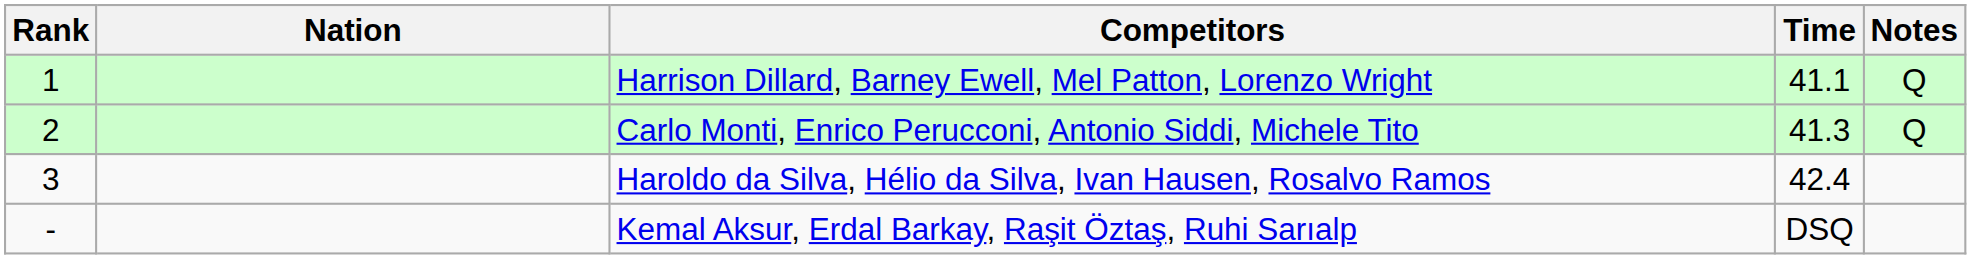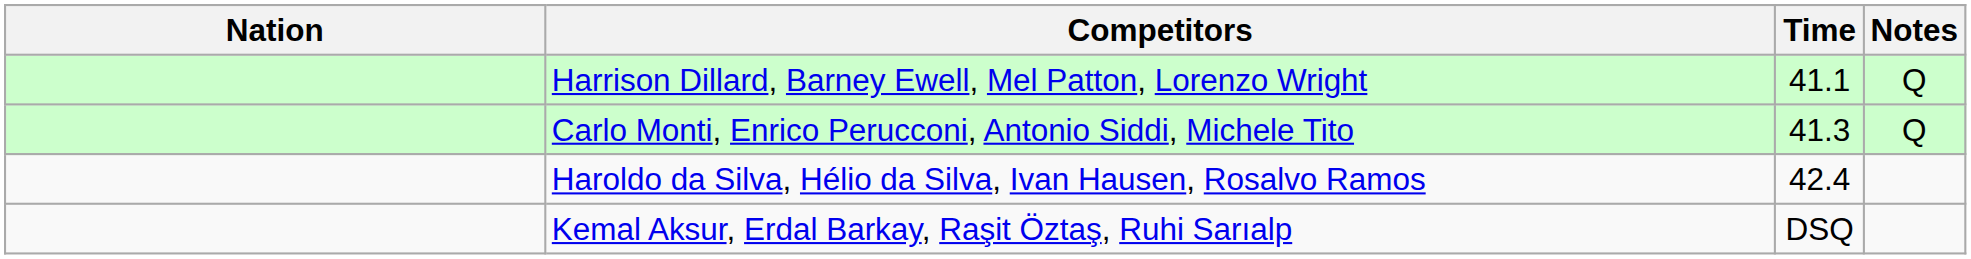- column: (51, 30)
